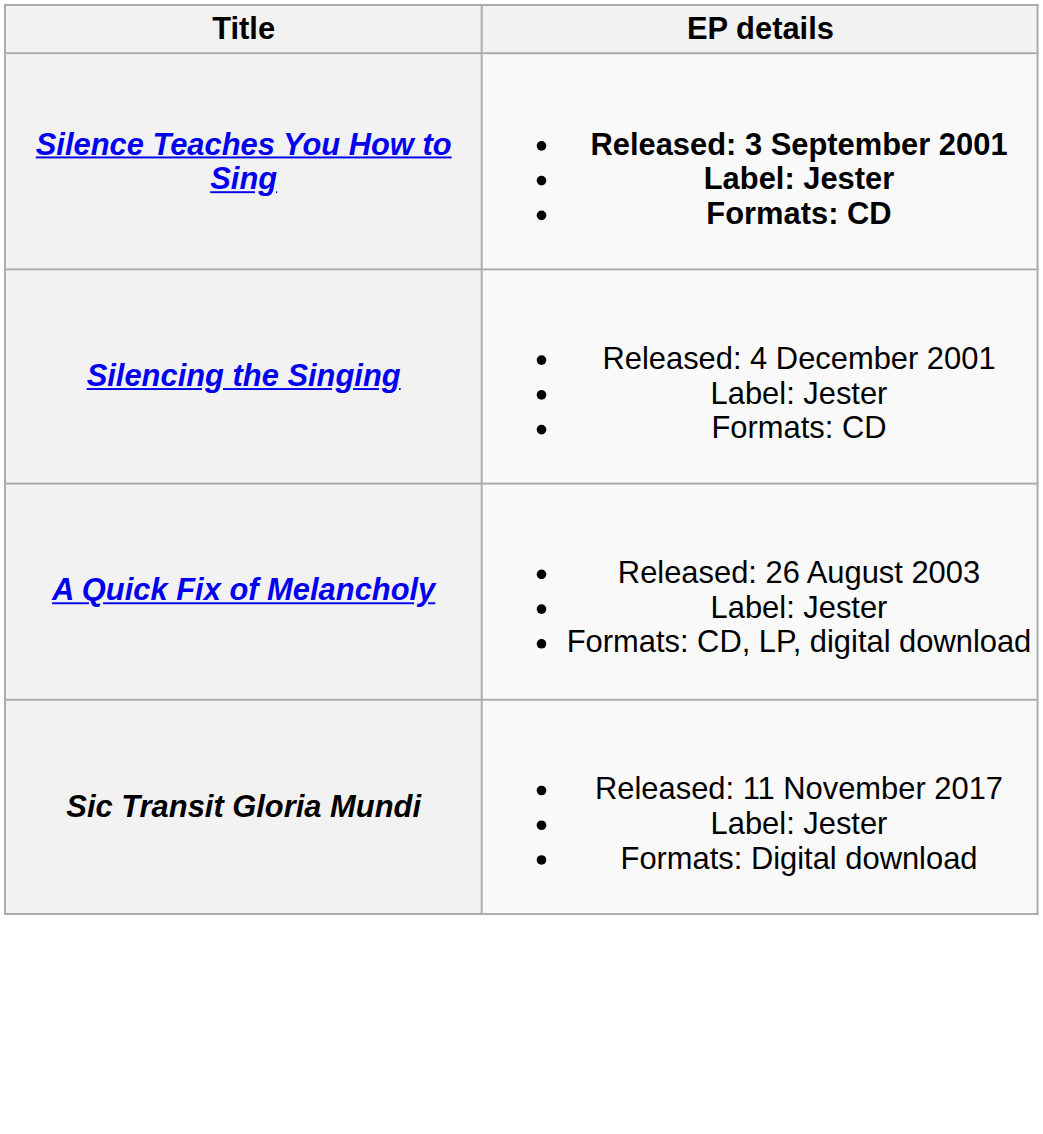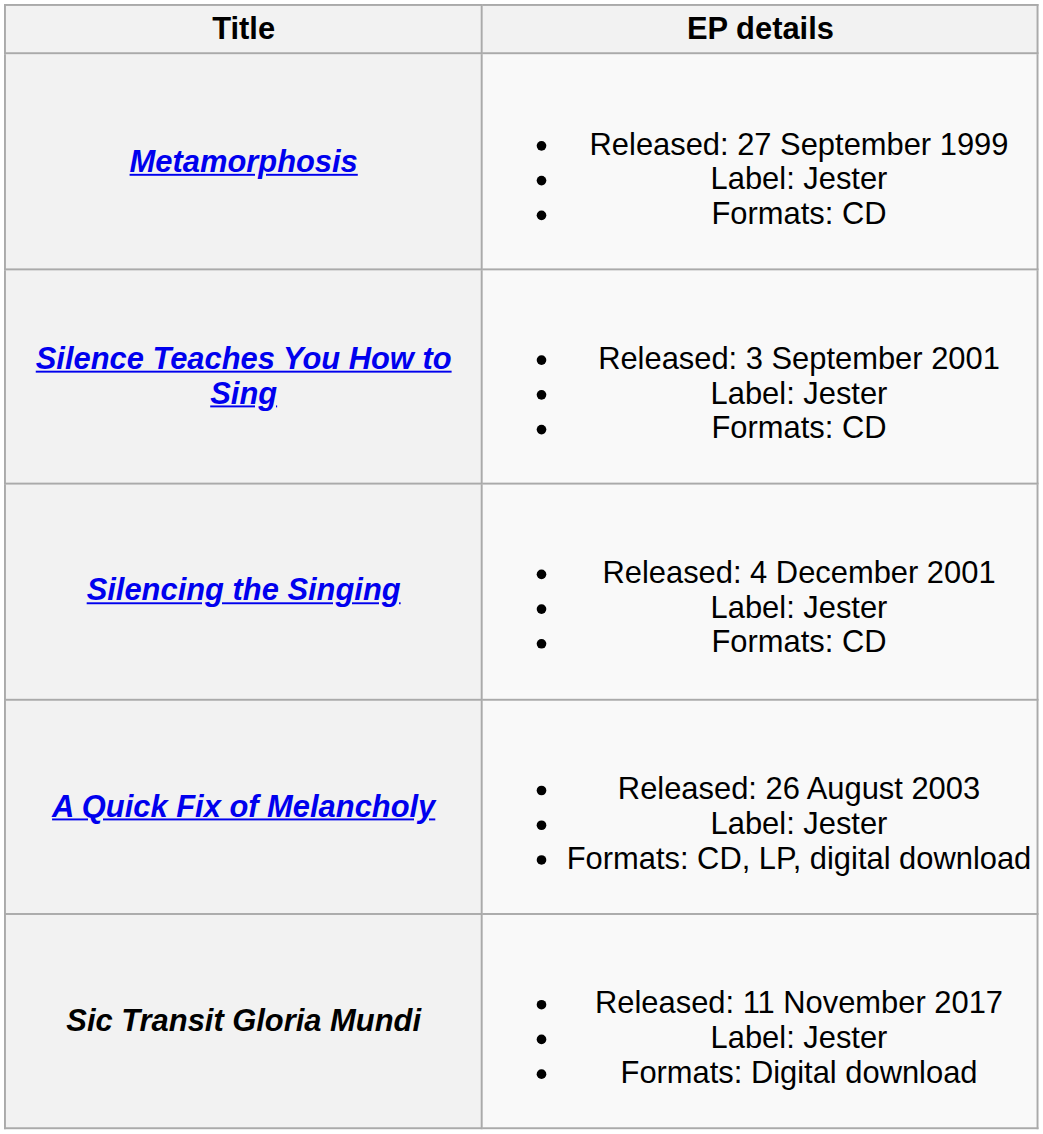+ row: (244, 160)
(760, 179) bold -> (760, 394) normal
